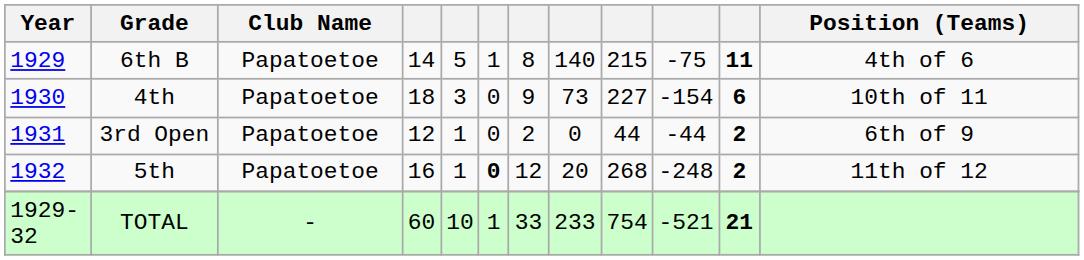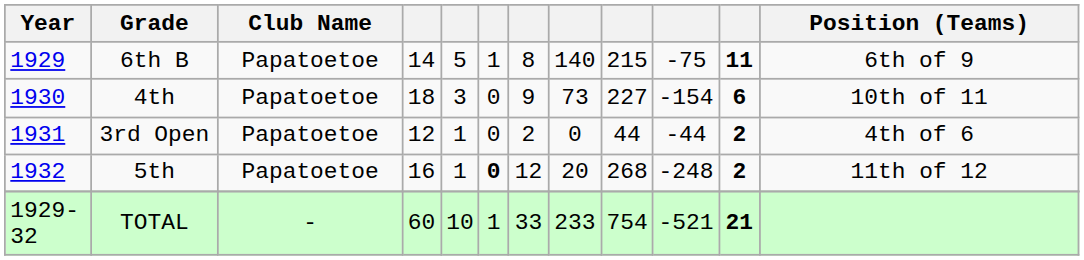(919, 61) 4th of 6 -> (919, 61) 6th of 9
(919, 135) 6th of 9 -> (919, 135) 4th of 6
